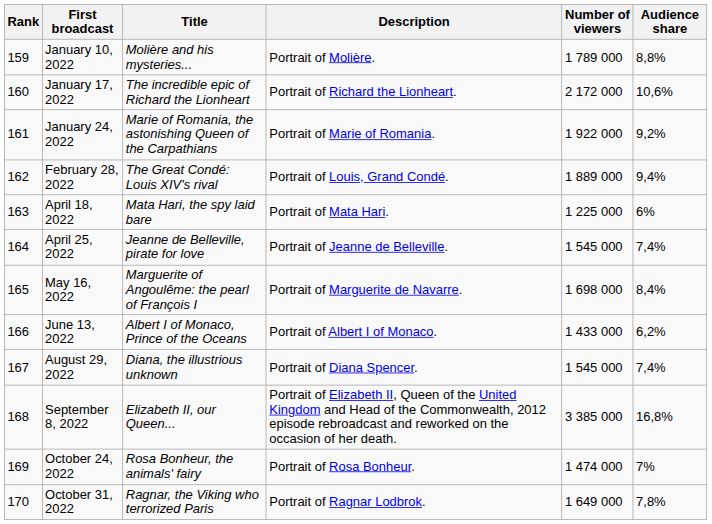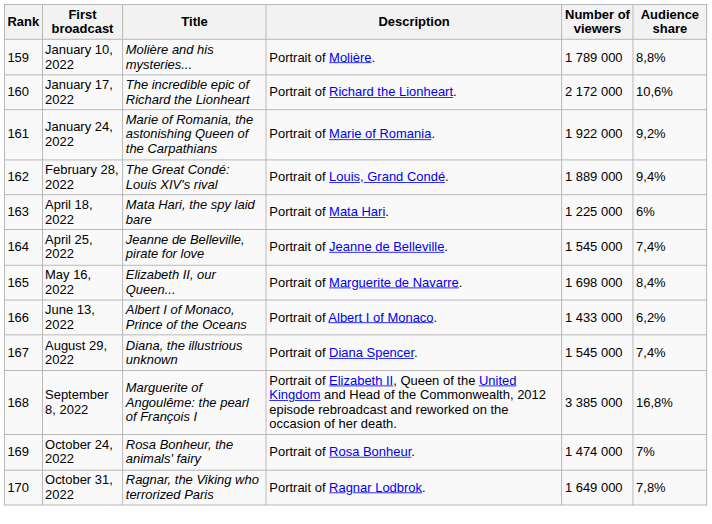(187, 289) Marguerite of Angoulême: the pearl of François I -> (171, 282) Elizabeth II, our Queen...
(171, 417) Elizabeth II, our Queen... -> (187, 402) Marguerite of Angoulême: the pearl of François I
